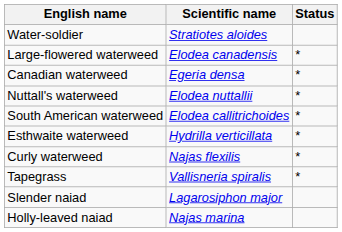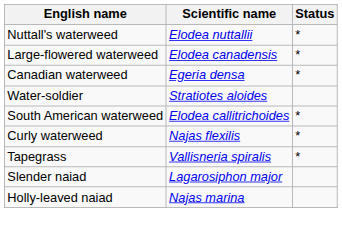rows swapped: (45, 34) <-> (63, 95)
- row: (68, 136)
